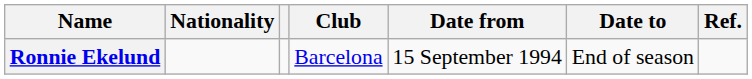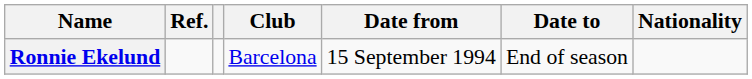columns swapped: (222, 21) <-> (723, 21)
